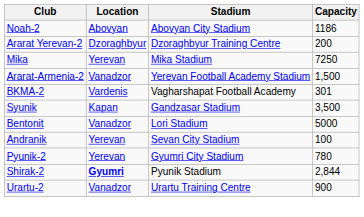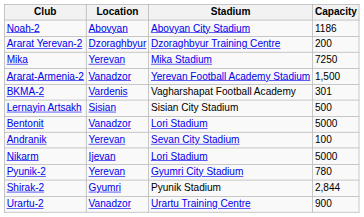- row: (22, 108)
+ row: (44, 108)
+ row: (23, 156)
(106, 172) bold -> (105, 188) normal
